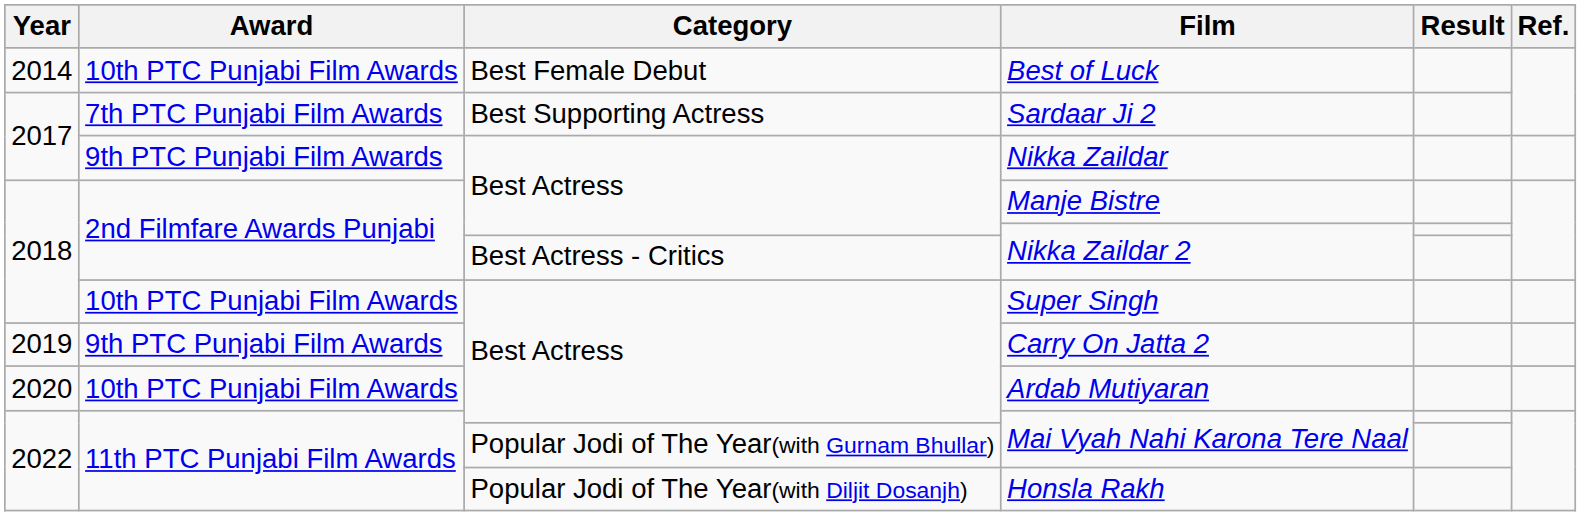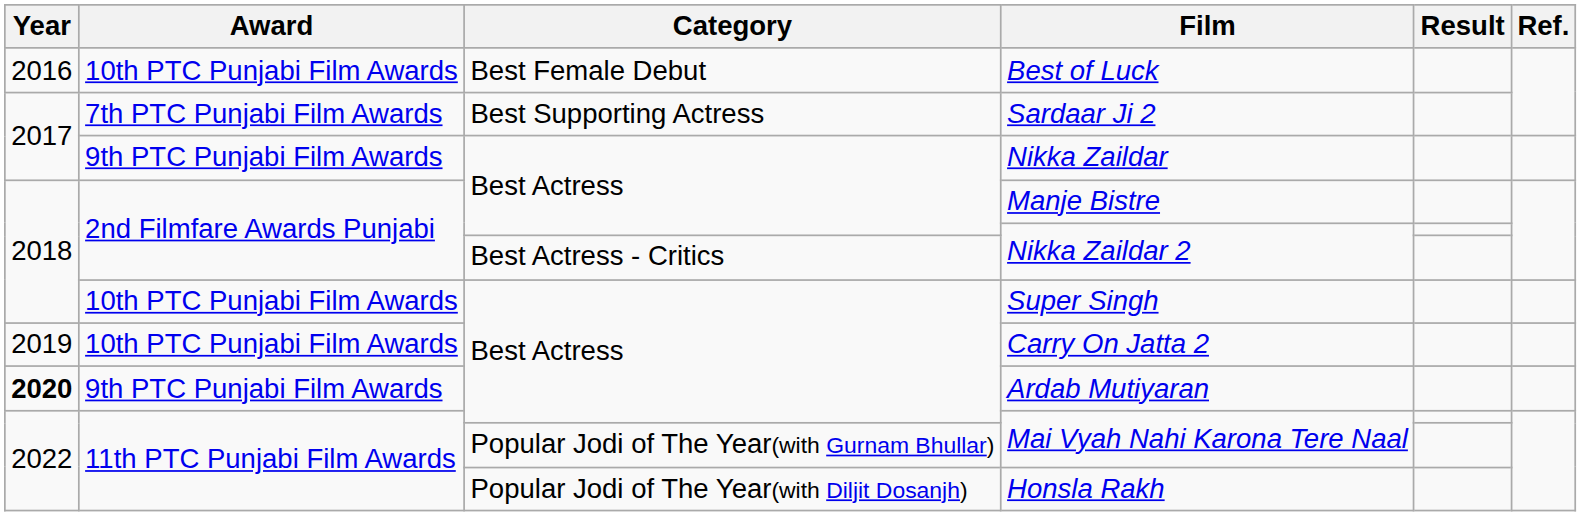(42, 69) 2014 -> (42, 69) 2016
(264, 344) 9th PTC Punjabi Film Awards -> (271, 344) 10th PTC Punjabi Film Awards
(42, 388) normal -> (42, 388) bold
(271, 388) 10th PTC Punjabi Film Awards -> (264, 388) 9th PTC Punjabi Film Awards
